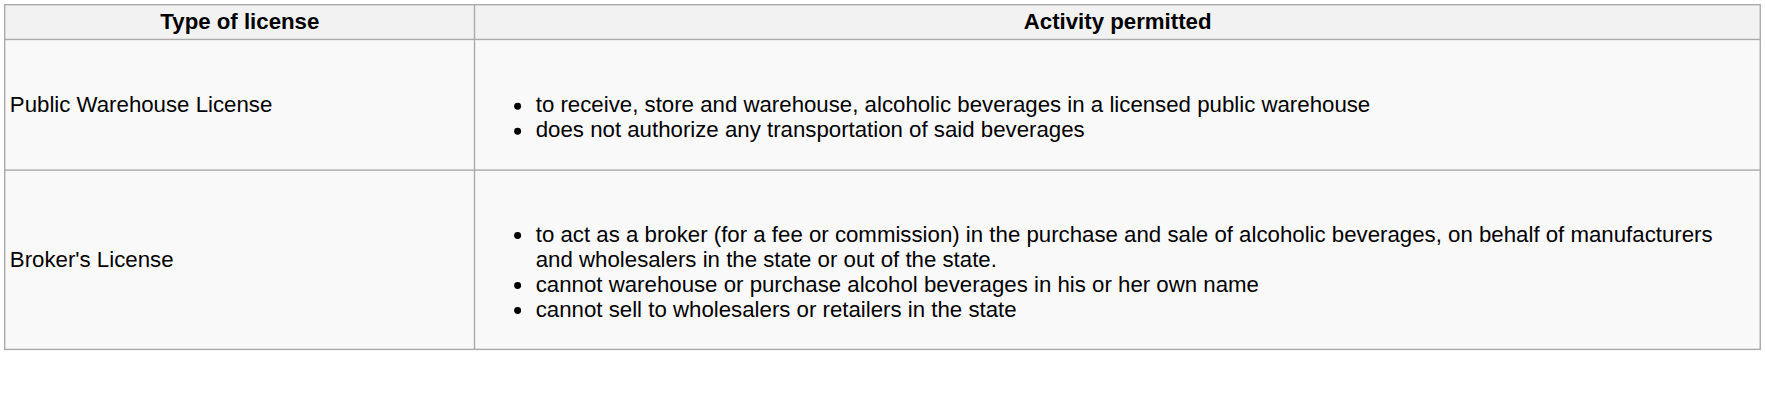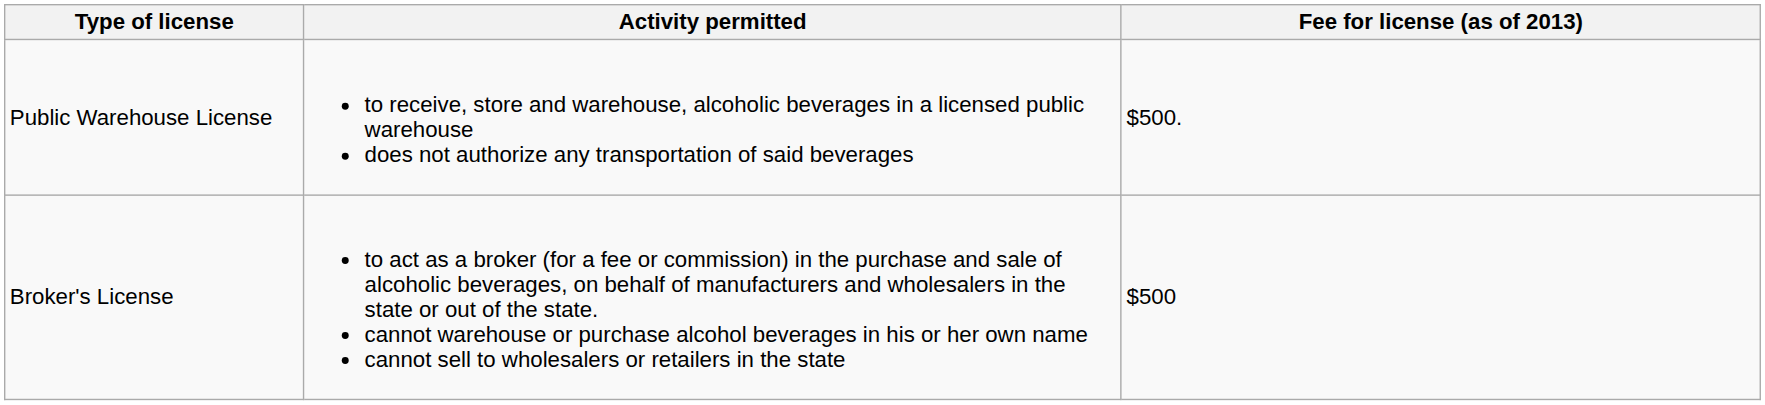+ column: (1441, 22)
